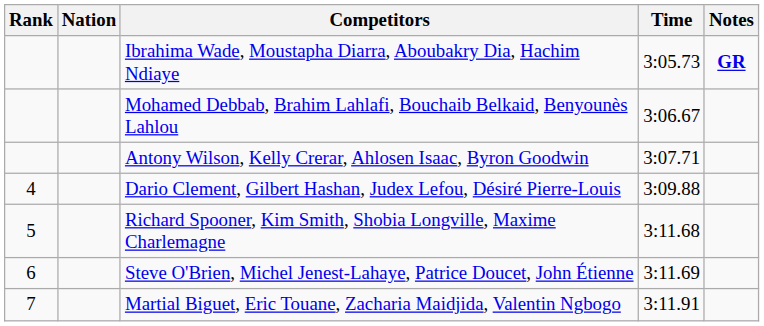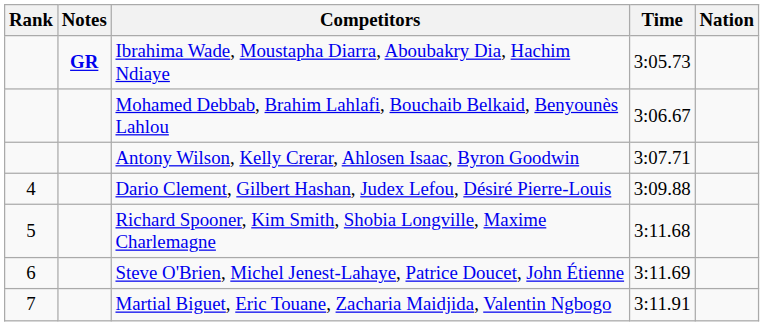columns swapped: (89, 20) <-> (731, 20)
